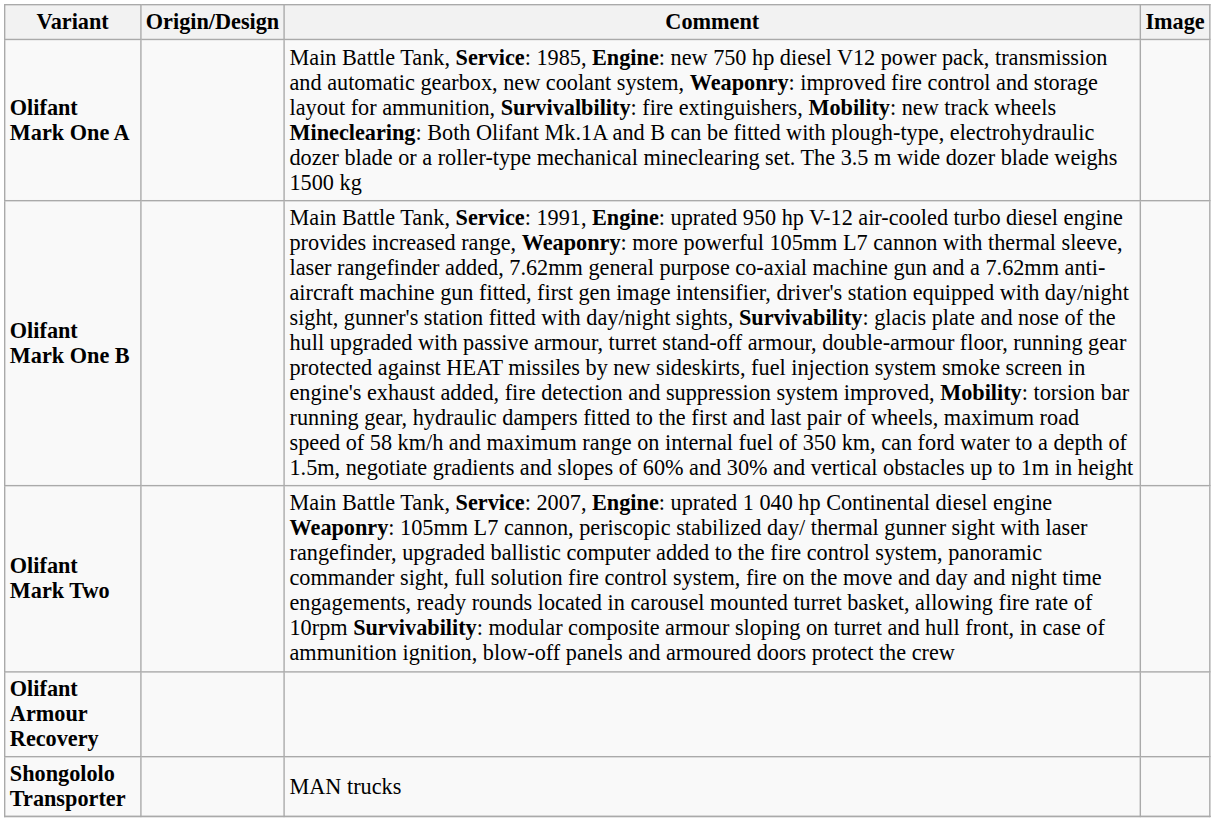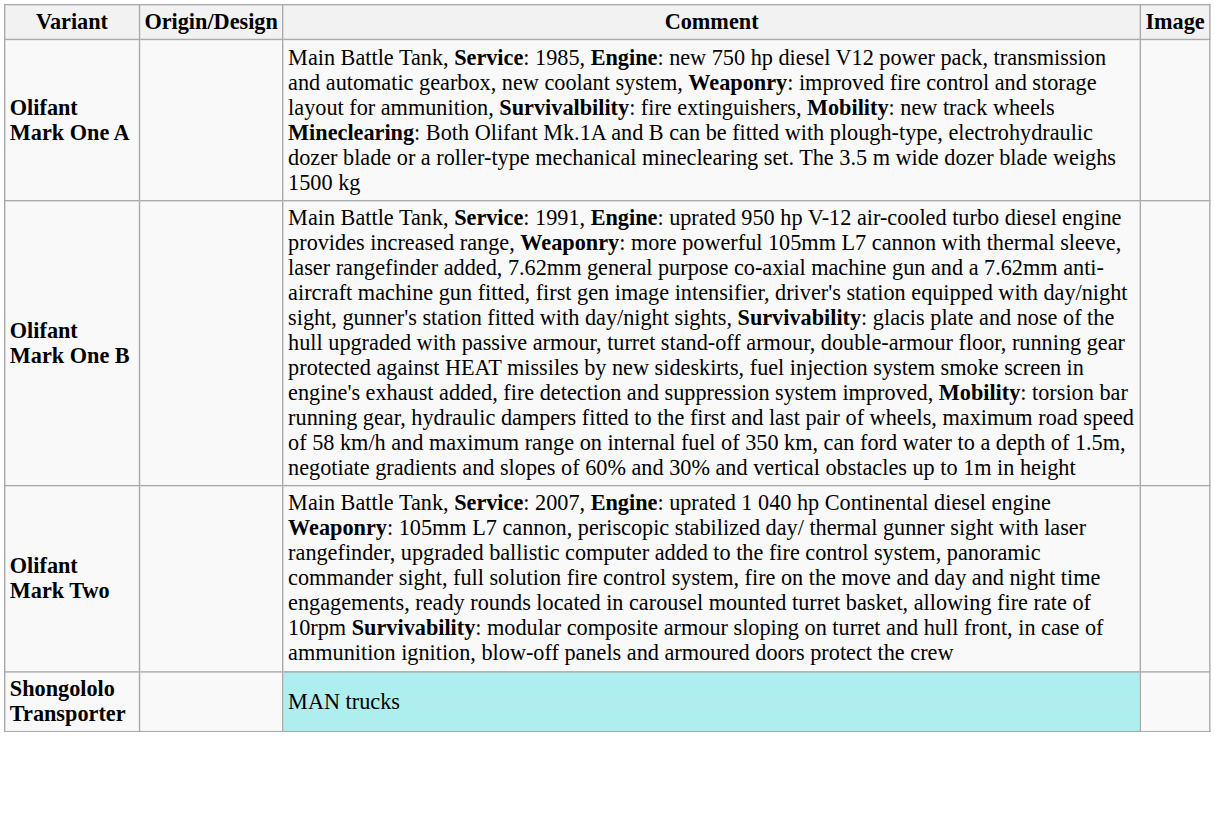- row: (54, 713)
(345, 786) no background -> (344, 701) paleturquoise background
